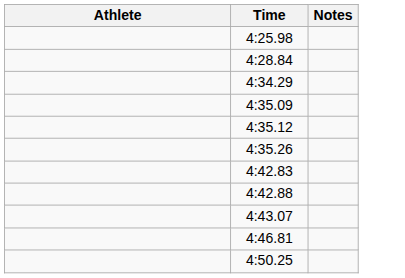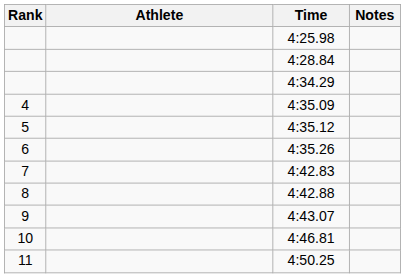+ column: (25, 15)
